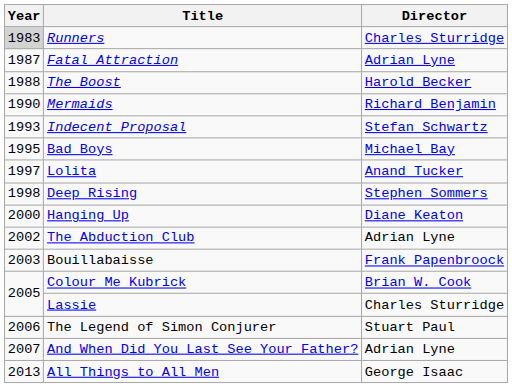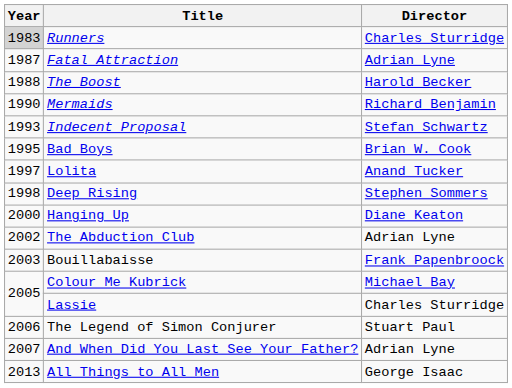(410, 149) Michael Bay -> (418, 149) Brian W. Cook
(418, 283) Brian W. Cook -> (410, 283) Michael Bay
